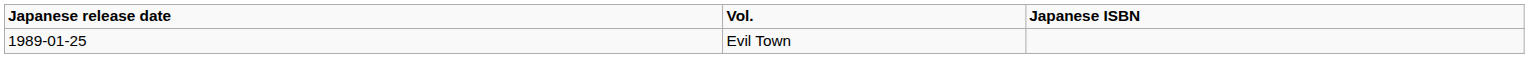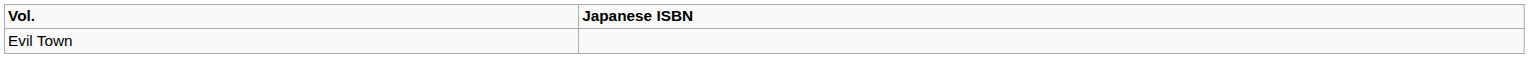- column: (90, 16)
